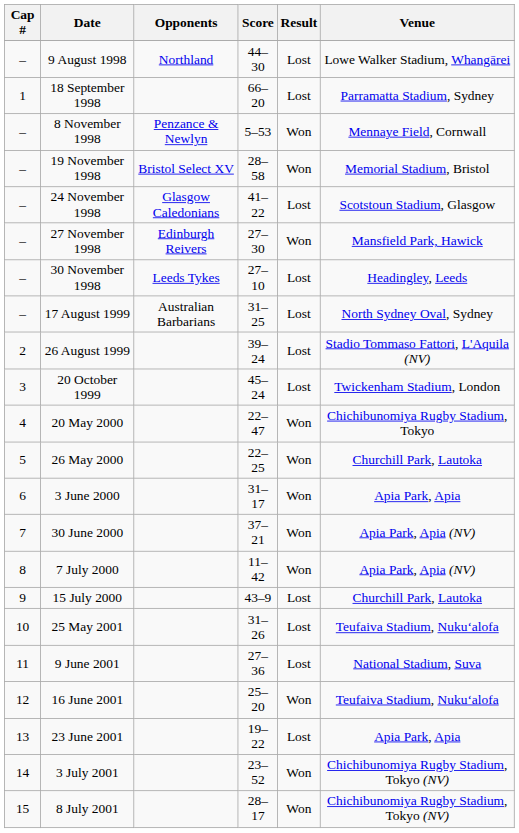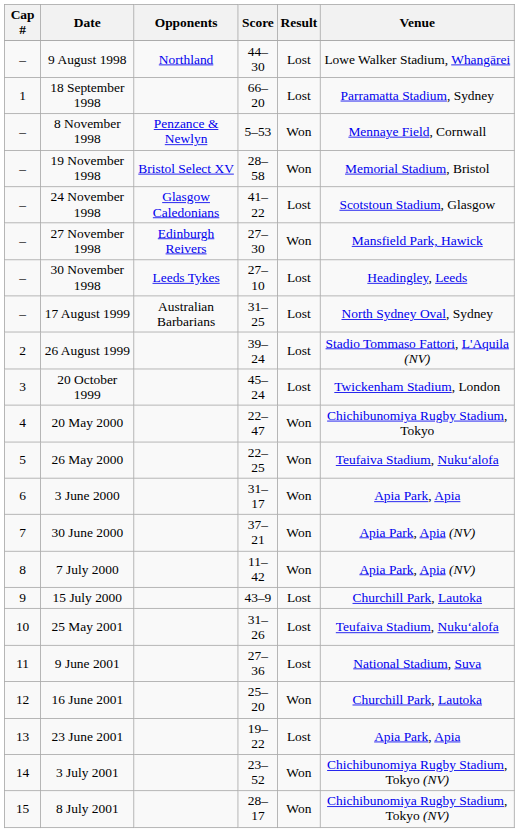(417, 459) Churchill Park, Lautoka -> (417, 459) Teufaiva Stadium, Nukuʻalofa
(417, 699) Teufaiva Stadium, Nukuʻalofa -> (417, 699) Churchill Park, Lautoka
